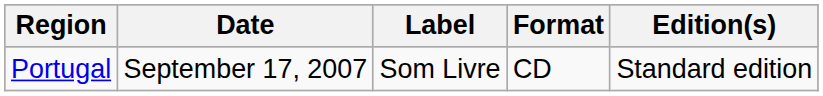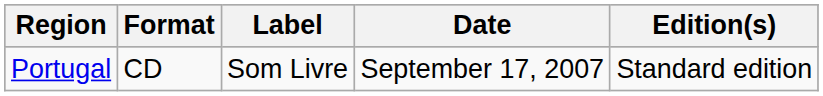columns swapped: (245, 25) <-> (558, 25)
